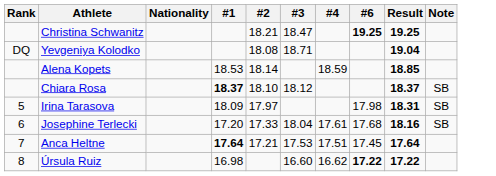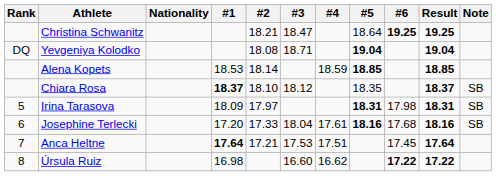+ column: (367, 13)
